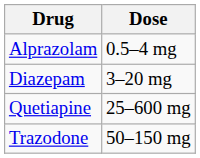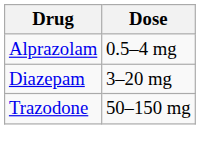- row: (50, 108)
